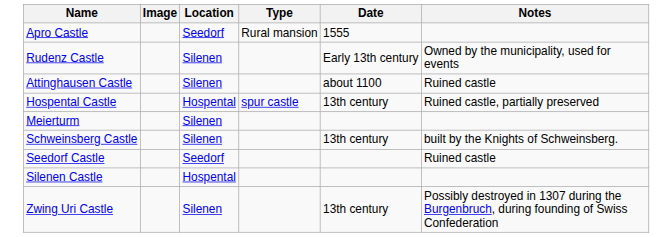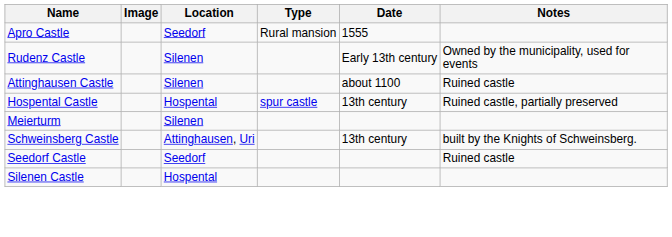(202, 139) Silenen -> (209, 139) Attinghausen, Uri
- row: (70, 209)
